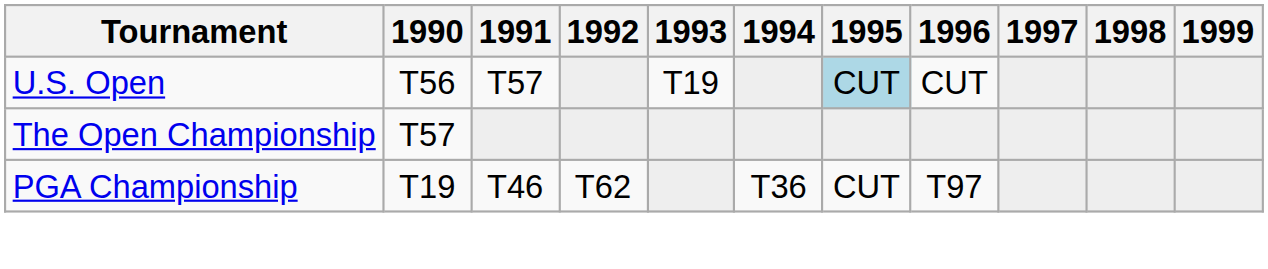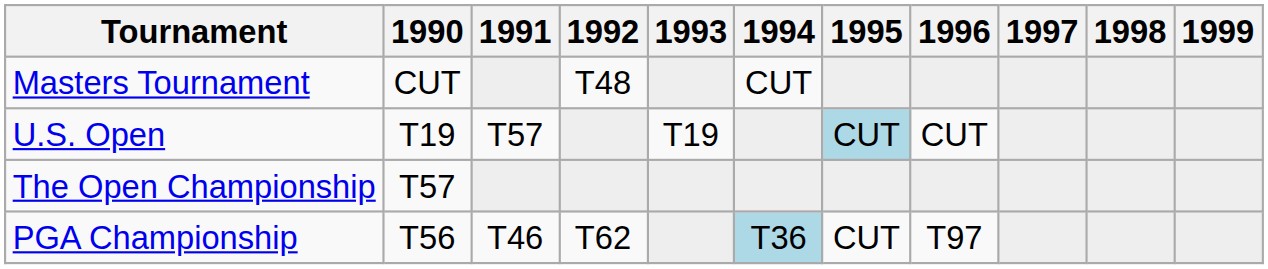+ row: (161, 83)
(427, 83) T56 -> (427, 135) T19
(427, 186) T19 -> (427, 238) T56
(779, 186) no background -> (779, 238) lightblue background
